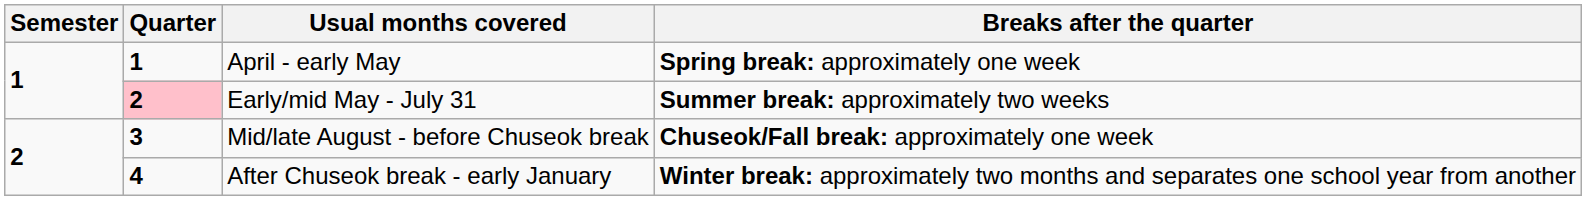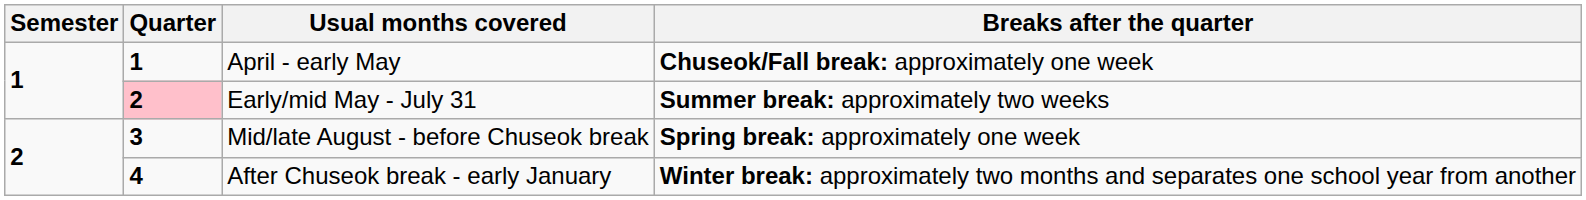(870, 61) Spring break: approximately one week -> (907, 61) Chuseok/Fall break: approximately one week
(907, 137) Chuseok/Fall break: approximately one week -> (870, 137) Spring break: approximately one week
